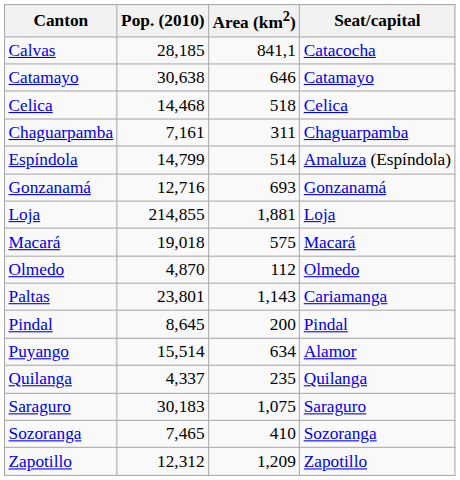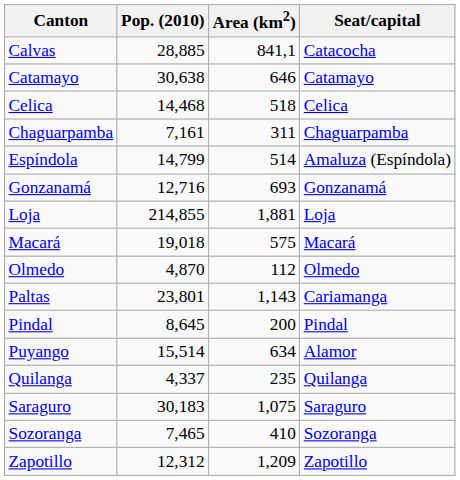(181, 50) 28,185 -> (181, 50) 28,885
